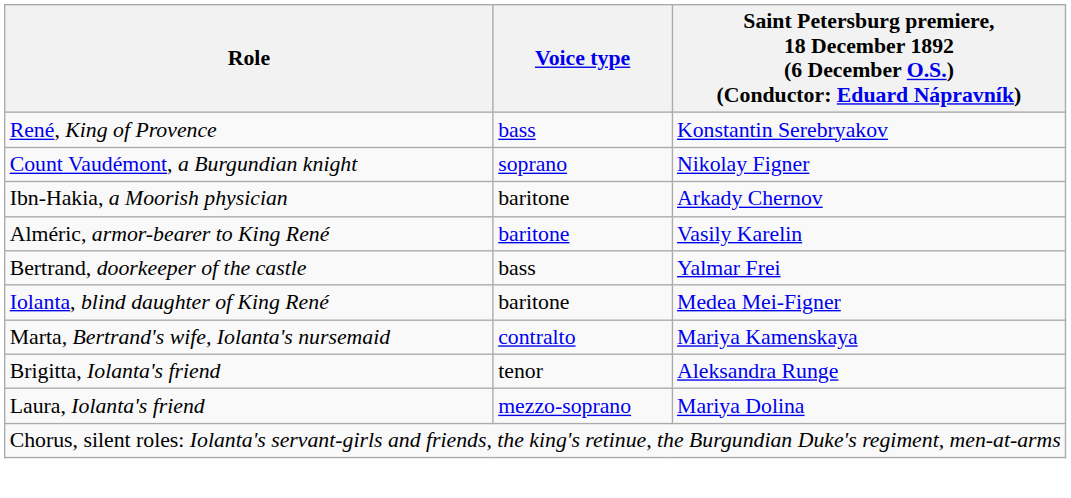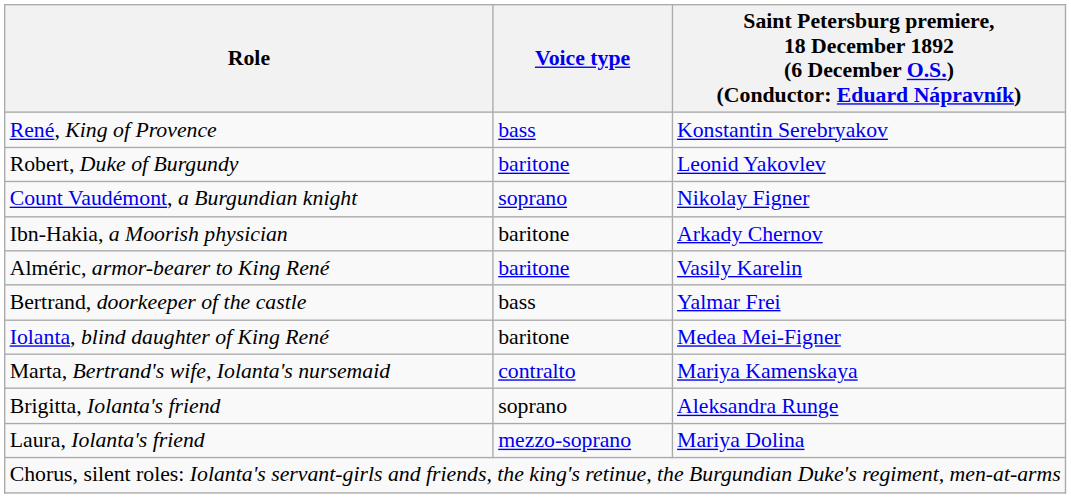+ row: (124, 164)
(521, 371) tenor -> (533, 405) soprano
